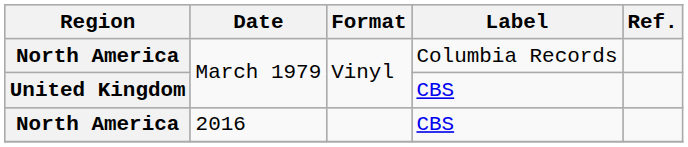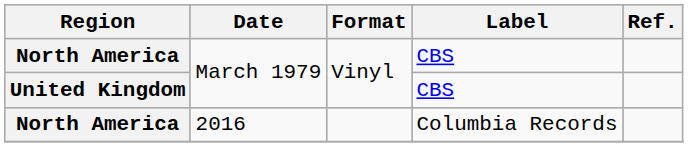(517, 56) Columbia Records -> (435, 56) CBS
(435, 124) CBS -> (517, 124) Columbia Records
